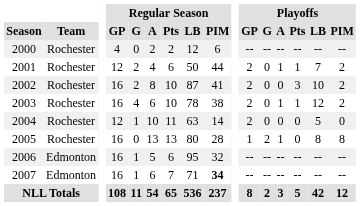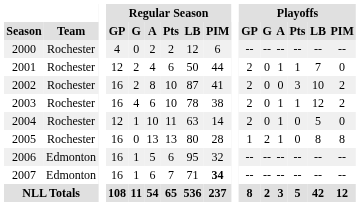(342, 67) 2 -> (342, 67) 0
(281, 121) 0 -> (281, 121) 1
